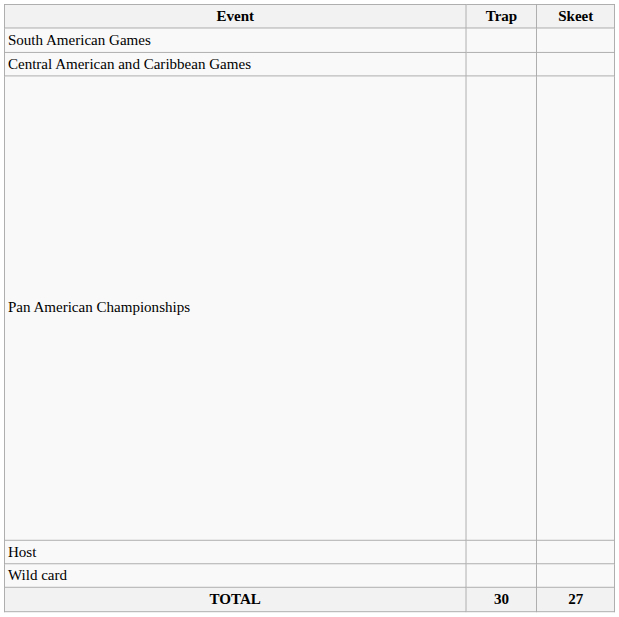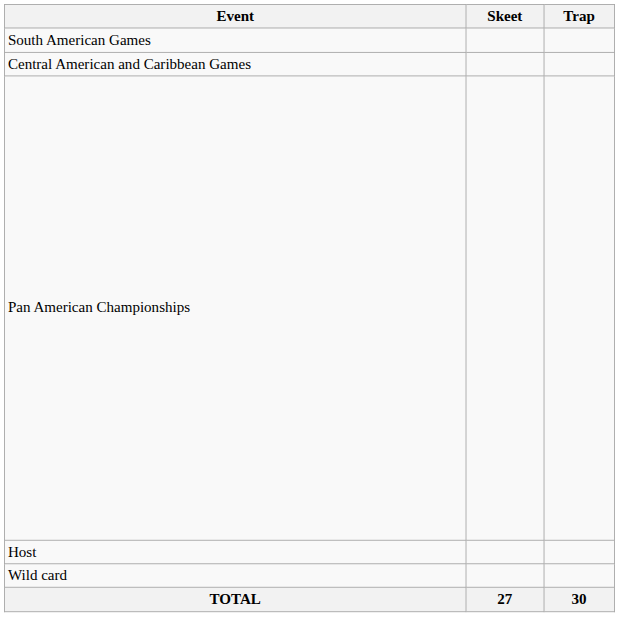columns swapped: (501, 16) <-> (576, 16)
